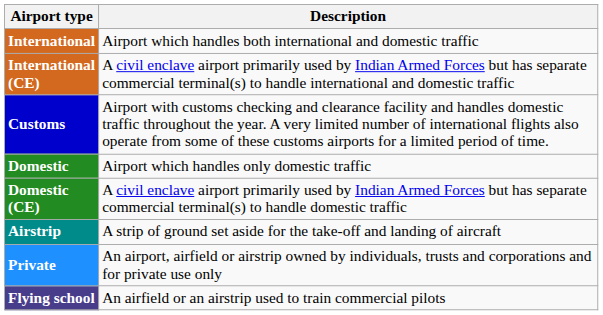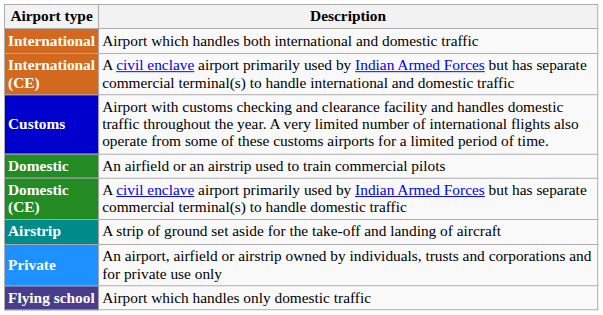(237, 165) Airport which handles only domestic traffic -> (274, 165) An airfield or an airstrip used to train commercial pilots
(274, 297) An airfield or an airstrip used to train commercial pilots -> (237, 297) Airport which handles only domestic traffic
